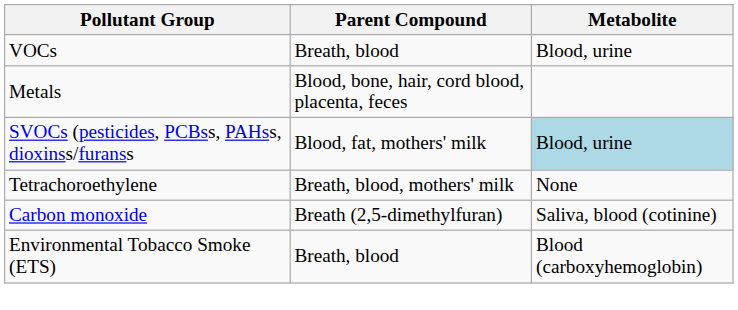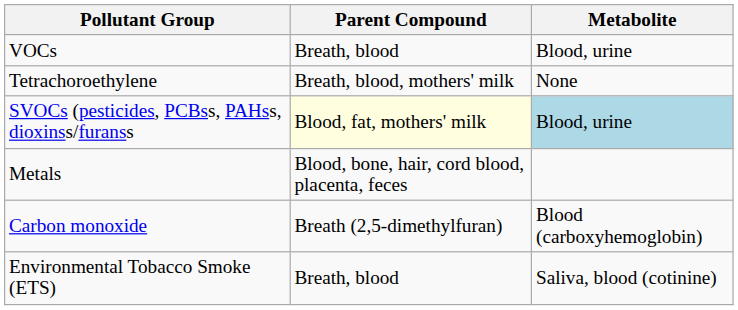rows swapped: (83, 184) <-> (35, 91)
(390, 143) no background -> (390, 121) lightyellow background
(626, 215) Saliva, blood (cotinine) -> (619, 225) Blood (carboxyhemoglobin)
(619, 256) Blood (carboxyhemoglobin) -> (626, 278) Saliva, blood (cotinine)
